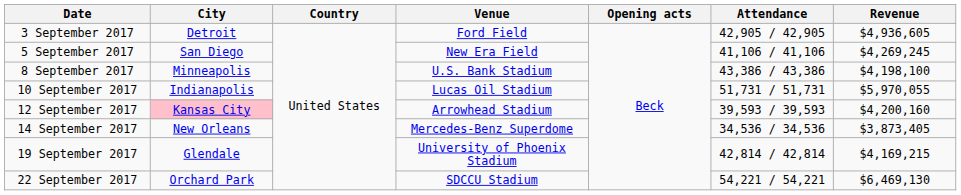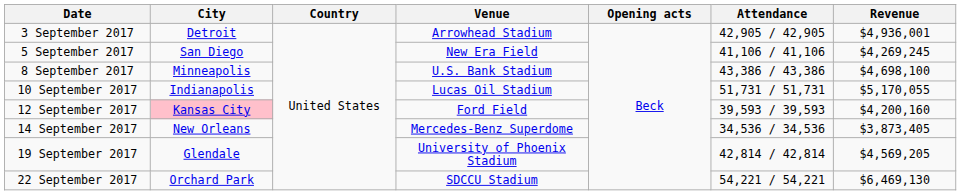(492, 33) Ford Field -> (492, 33) Arrowhead Stadium
(895, 33) $4,936,605 -> (895, 33) $4,936,001
(895, 71) $4,198,100 -> (895, 71) $4,698,100
(895, 90) $5,970,055 -> (895, 90) $5,170,055
(492, 109) Arrowhead Stadium -> (492, 109) Ford Field
(895, 154) $4,169,215 -> (895, 154) $4,569,205
